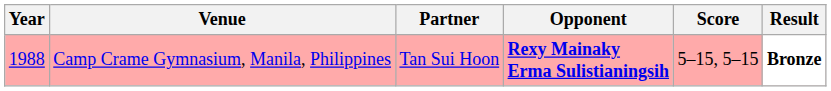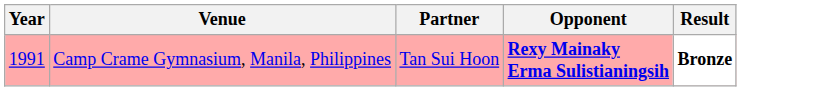- column: (718, 19)
(27, 60) 1988 -> (27, 60) 1991
